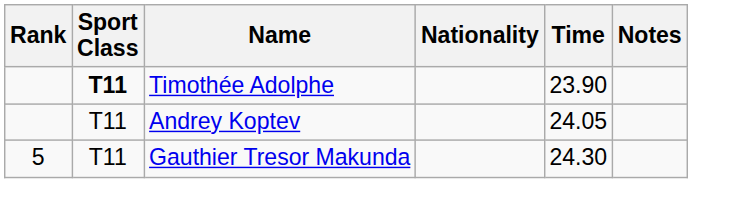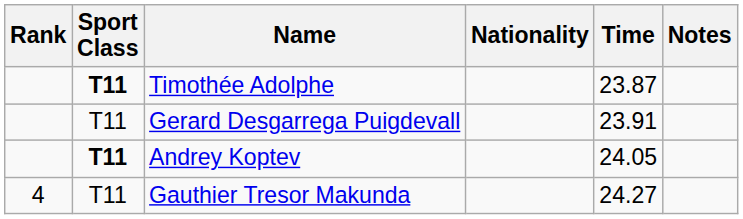(578, 85) 23.90 -> (628, 85) 23.87
+ row: (305, 121)
(108, 121) normal -> (108, 158) bold
(38, 158) 5 -> (38, 194) 4
(578, 158) 24.30 -> (628, 194) 24.27
